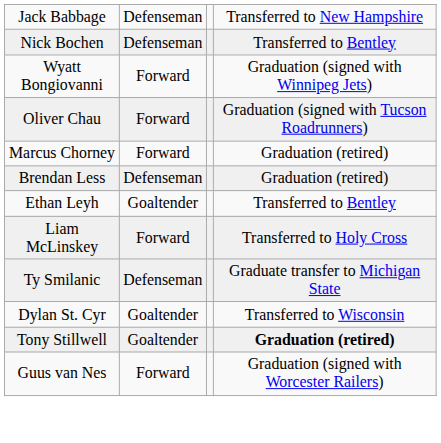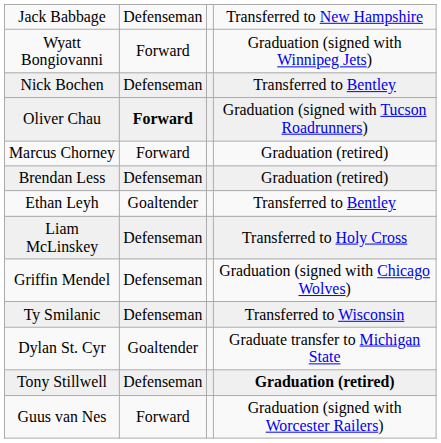rows swapped: (62, 42) <-> (62, 76)
(163, 119) normal -> (163, 119) bold
(163, 237) Forward -> (163, 237) Defenseman
+ row: (62, 280)
(325, 280) Graduate transfer to Michigan State -> (325, 314) Transferred to Wisconsin
(325, 314) Transferred to Wisconsin -> (325, 348) Graduate transfer to Michigan State
(163, 339) Goaltender -> (163, 382) Defenseman
